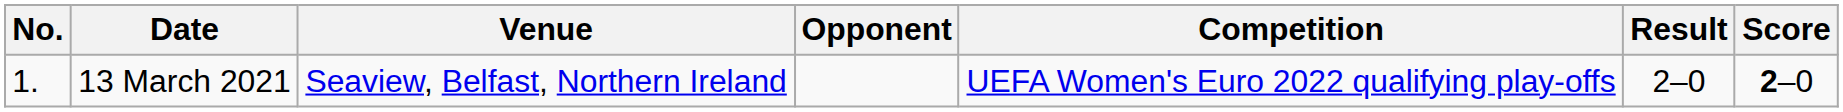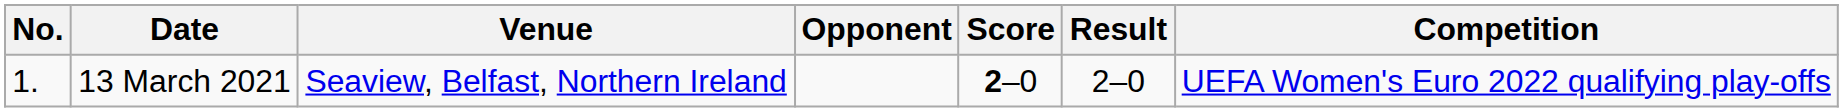columns swapped: (1787, 29) <-> (1291, 29)
